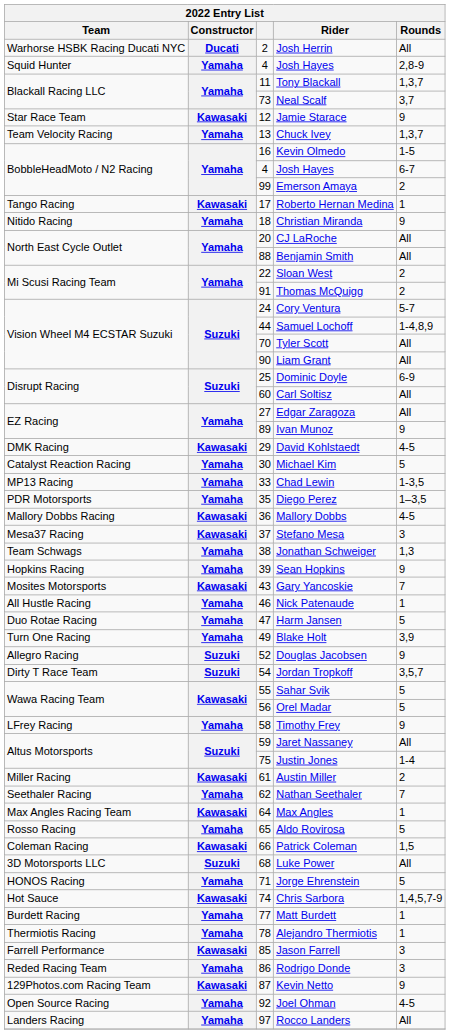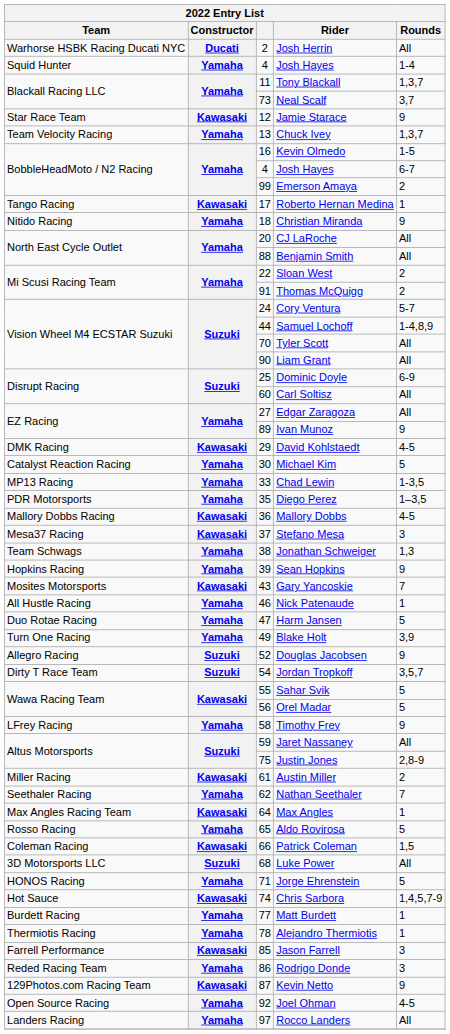(411, 65) 2,8-9 -> (407, 65) 1-4
(407, 759) 1-4 -> (411, 759) 2,8-9
